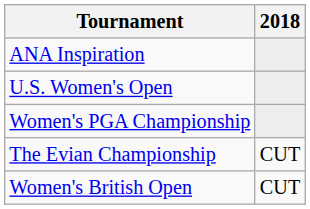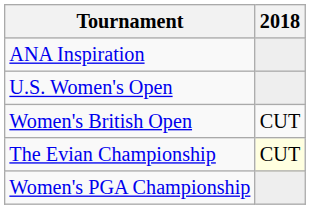rows swapped: (130, 121) <-> (101, 188)
(280, 154) no background -> (280, 154) lightyellow background
